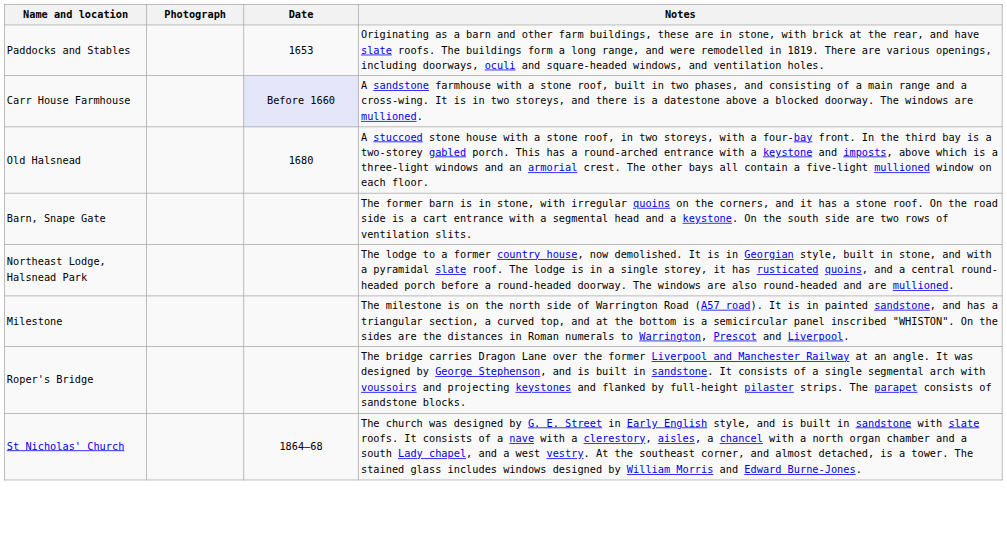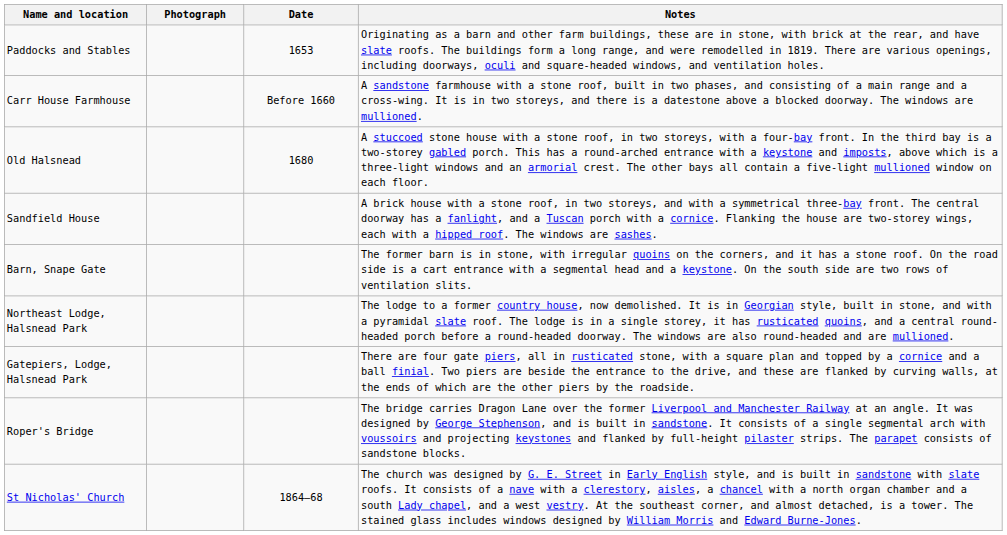(301, 101) lavender background -> (301, 101) no background
+ row: (53, 219)
+ row: (59, 372)
- row: (35, 321)
